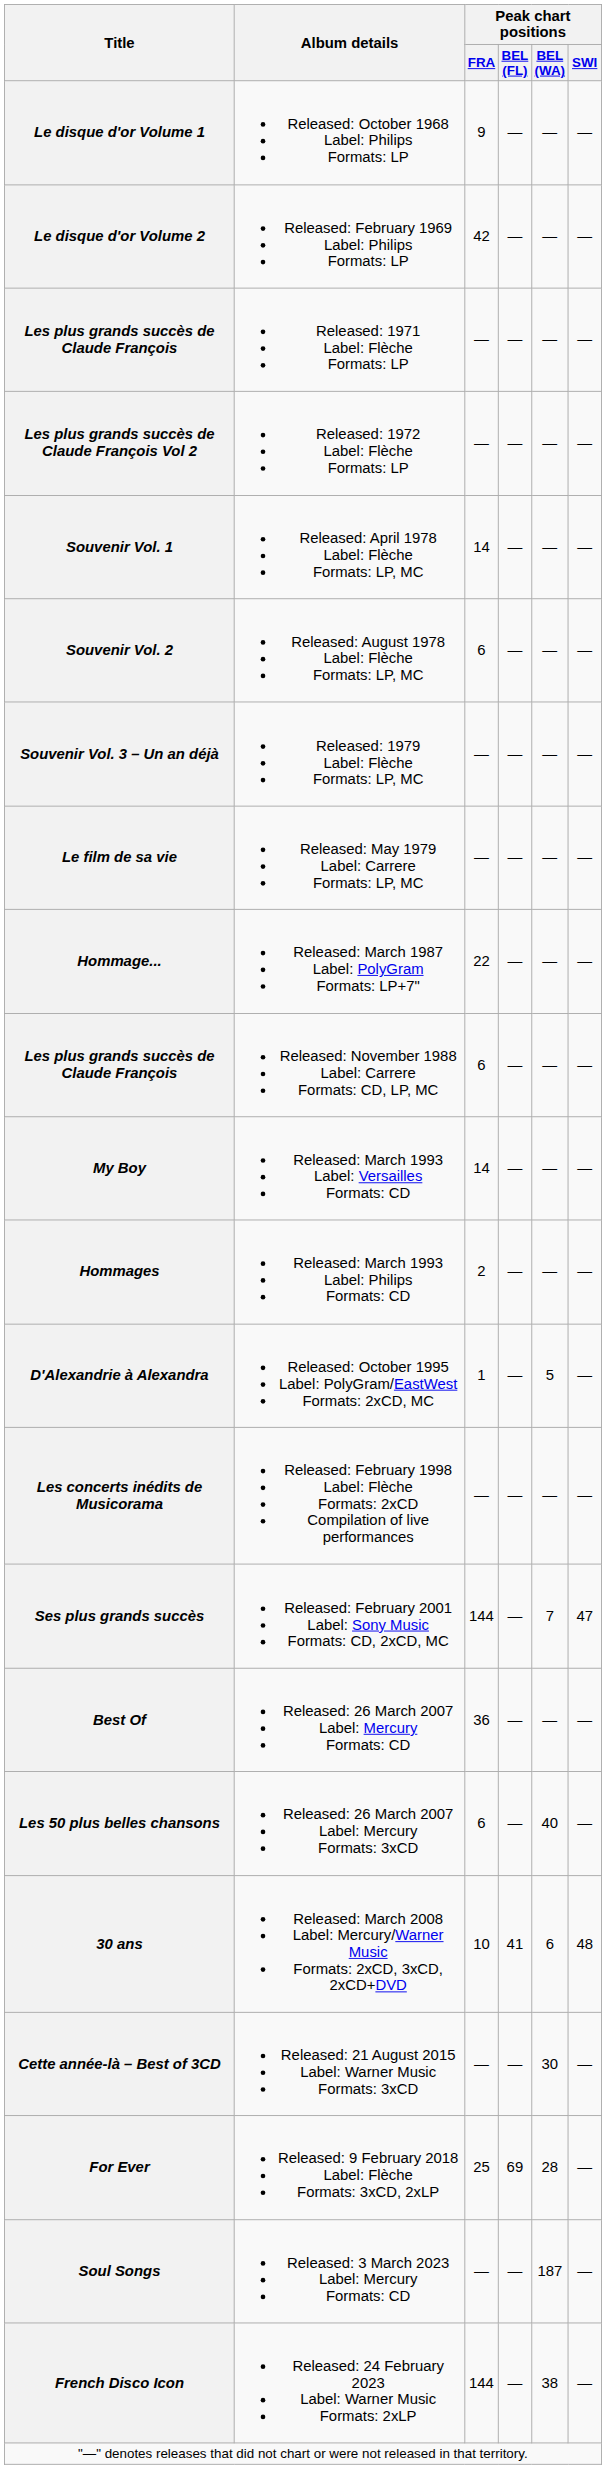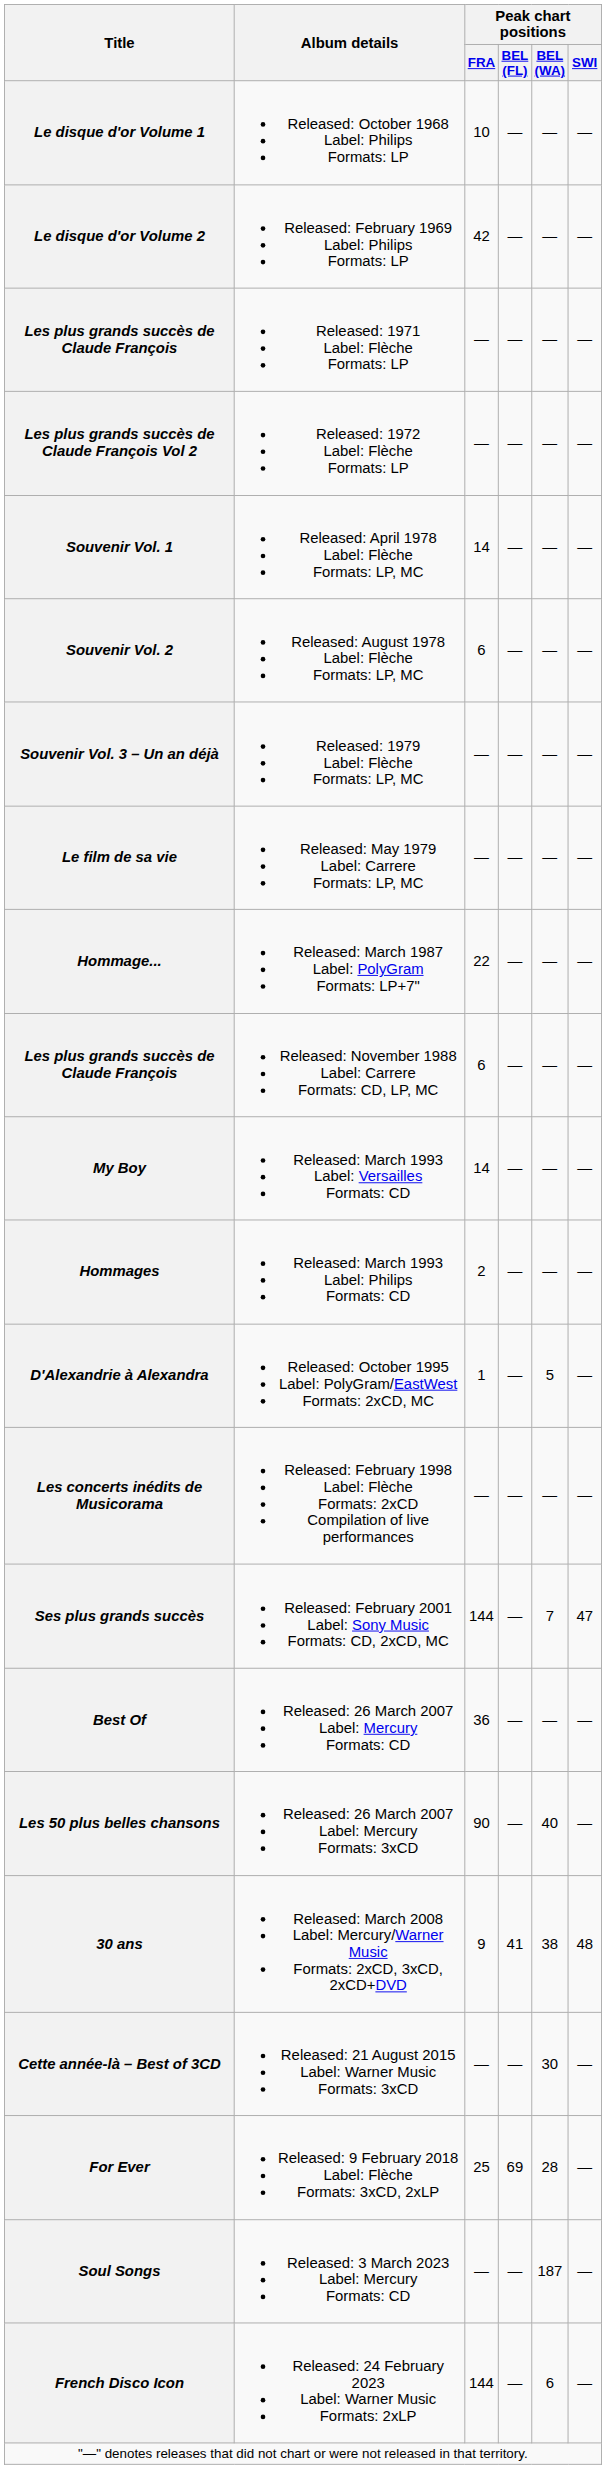(481, 132) 9 -> (481, 132) 10
(481, 1823) 6 -> (481, 1823) 90
(481, 1943) 10 -> (481, 1943) 9
(550, 1943) 6 -> (550, 1943) 38
(550, 2383) 38 -> (550, 2383) 6
